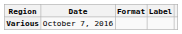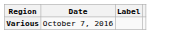- column: (131, 11)
